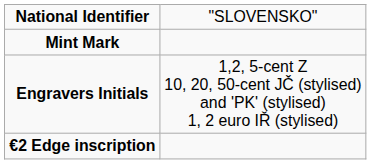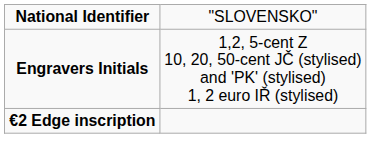- row: (82, 42)
